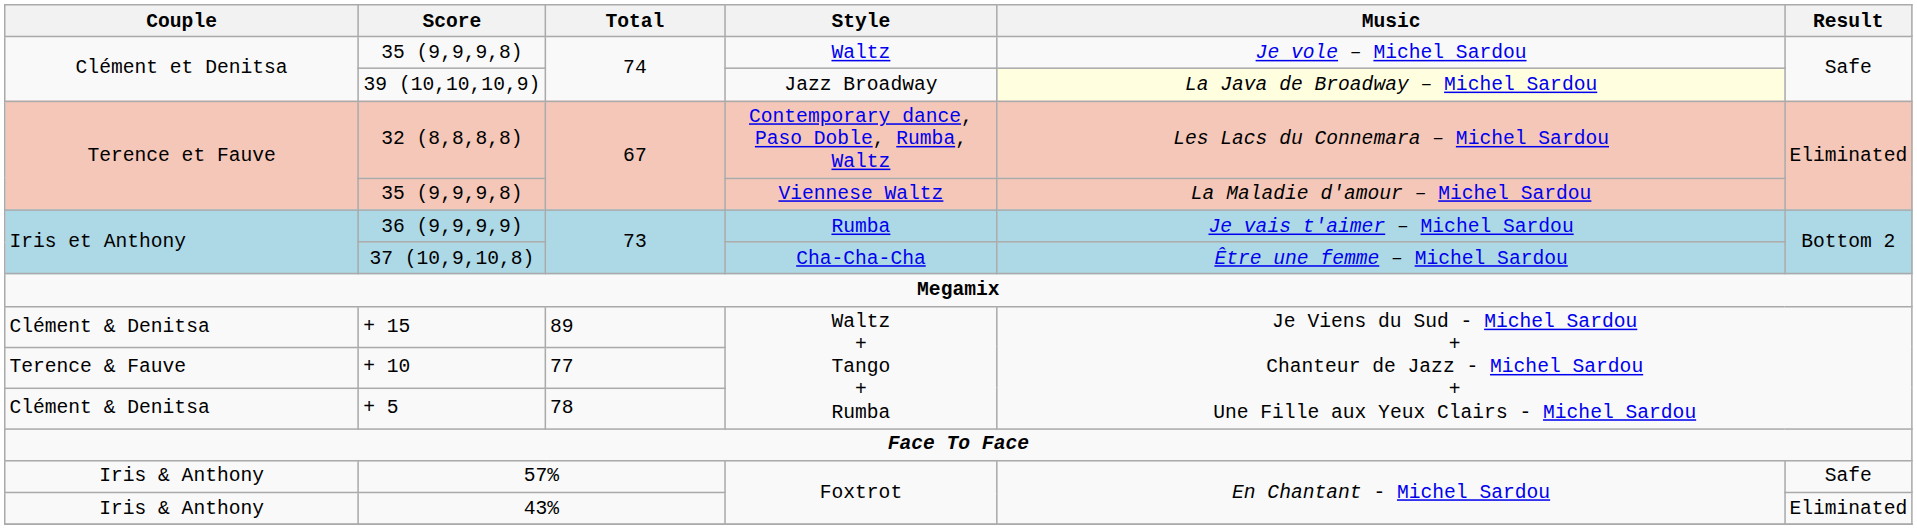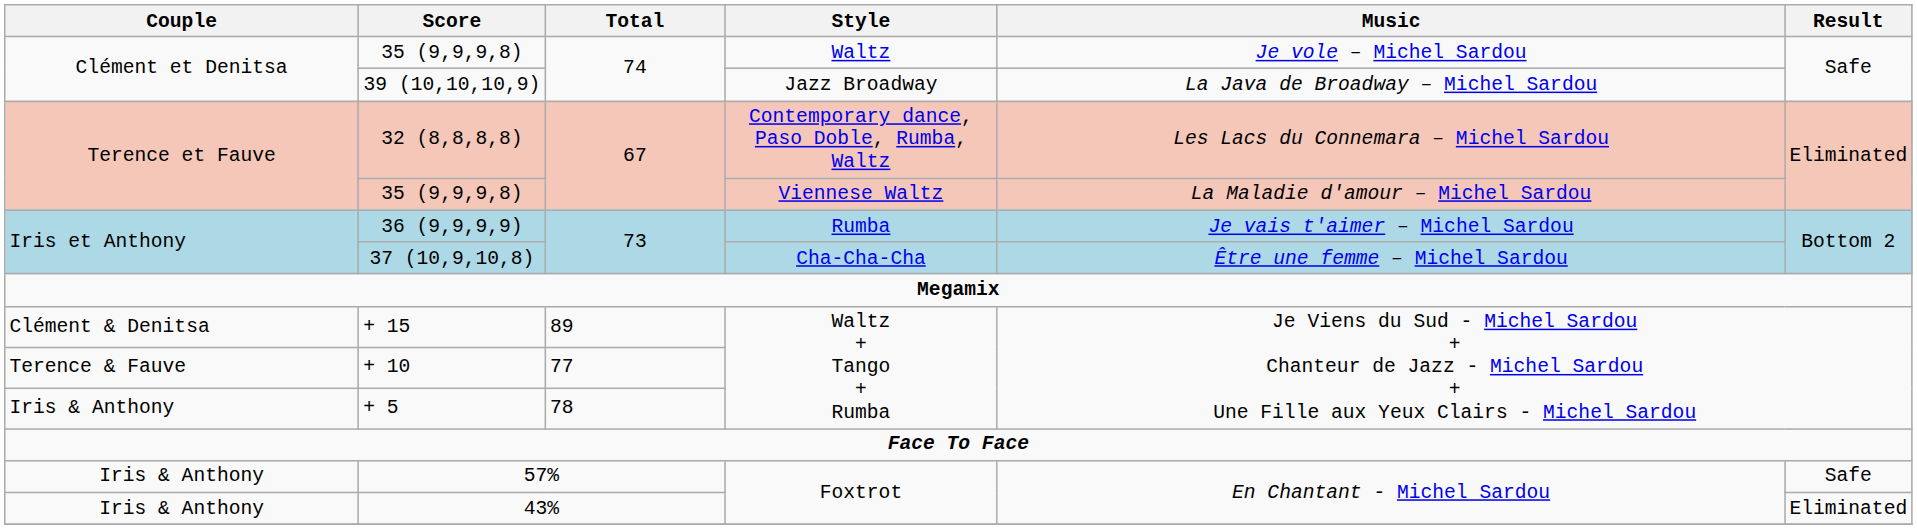(1391, 85) lightyellow background -> (1391, 85) no background
(110, 408) Clément & Denitsa -> (92, 408) Iris & Anthony
